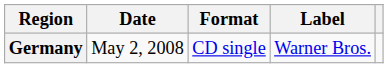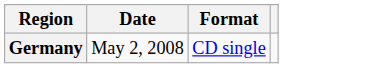- column: (323, 18)
